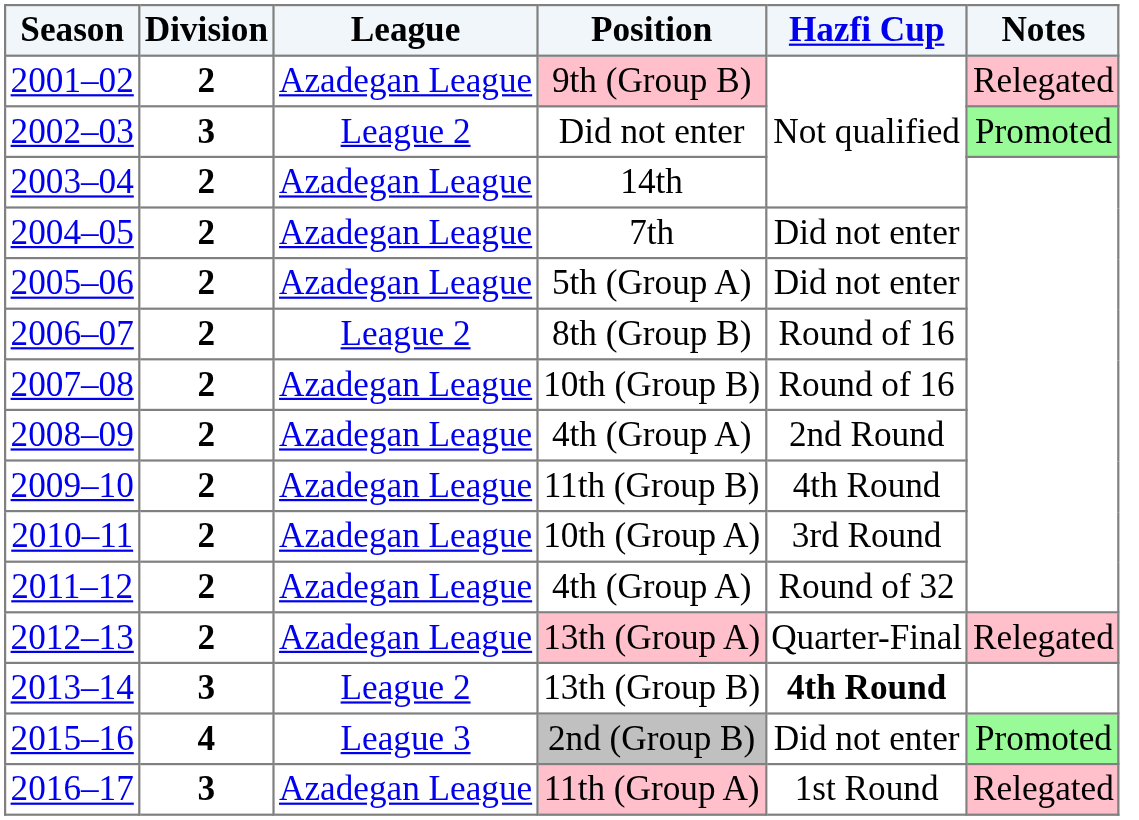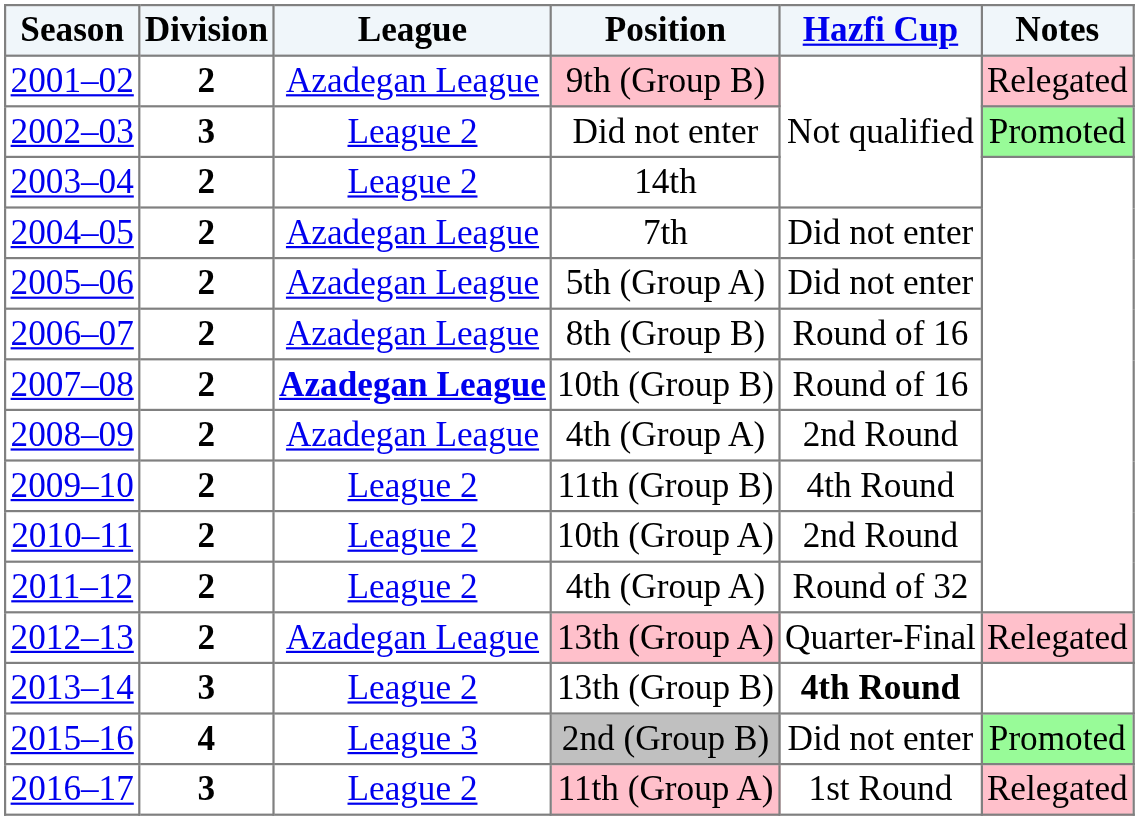(406, 181) Azadegan League -> (412, 181) League 2
(406, 333) League 2 -> (412, 333) Azadegan League
(406, 384) normal -> (412, 384) bold
(406, 485) Azadegan League -> (412, 485) League 2
(406, 535) Azadegan League -> (412, 535) League 2
(867, 535) 3rd Round -> (880, 535) 2nd Round
(406, 586) Azadegan League -> (412, 586) League 2
(406, 788) Azadegan League -> (412, 788) League 2
